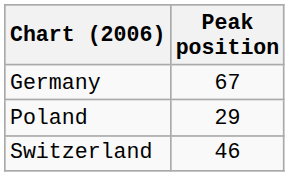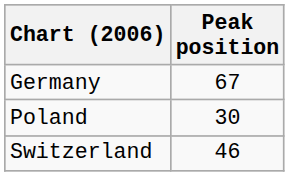(227, 118) 29 -> (227, 118) 30
